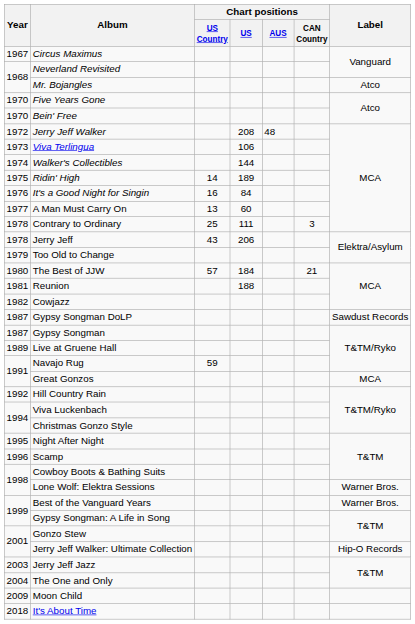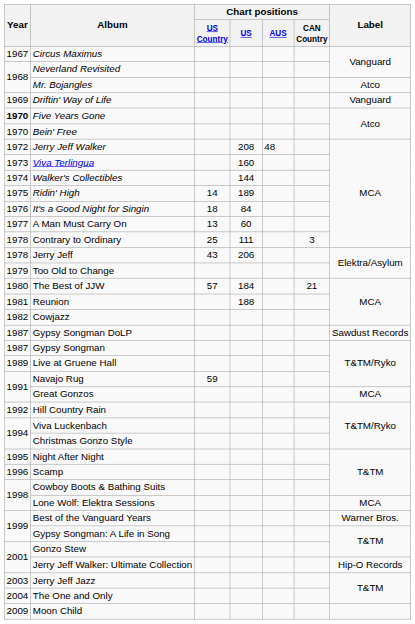+ row: (72, 100)
(17, 100) normal -> (17, 116) bold
(246, 147) 106 -> (246, 162) 160
(212, 193) 16 -> (212, 208) 18
(370, 487) Warner Bros. -> (370, 503) MCA
- row: (65, 611)
